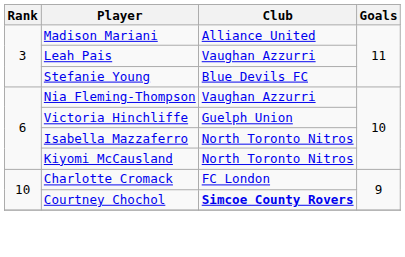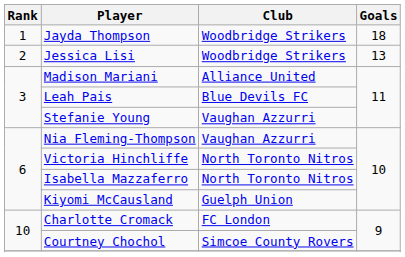+ row: (97, 35)
+ row: (89, 56)
(259, 56) Vaughan Azzurri -> (255, 97) Blue Devils FC
(255, 76) Blue Devils FC -> (259, 118) Vaughan Azzurri
(247, 118) Guelph Union -> (278, 159) North Toronto Nitros
(278, 159) North Toronto Nitros -> (247, 200) Guelph Union
(278, 200) bold -> (278, 241) normal
